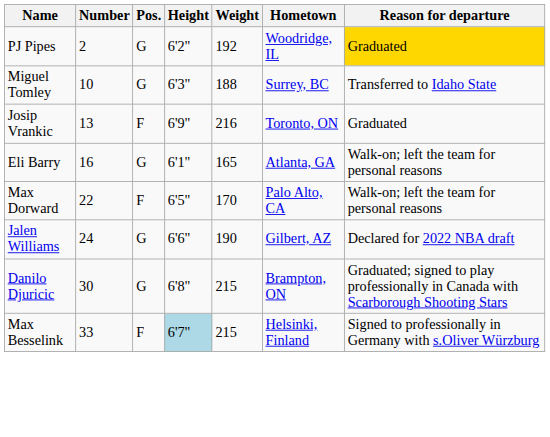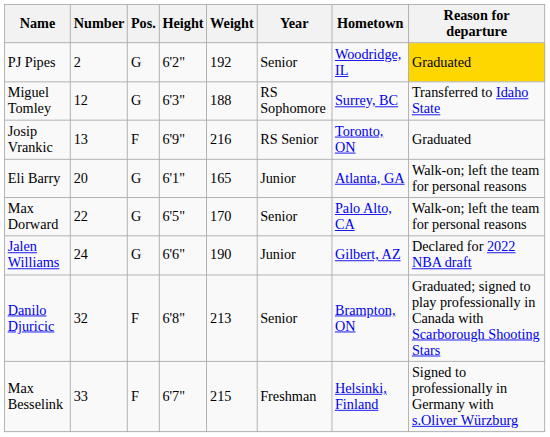+ column: (294, 23)
(86, 84) 10 -> (81, 101) 12
(86, 162) 16 -> (81, 178) 20
(140, 200) F -> (136, 216) G
(86, 286) 30 -> (81, 318) 32
(141, 286) G -> (135, 318) F
(226, 286) 215 -> (221, 318) 213
(179, 332) lightblue background -> (174, 396) no background
